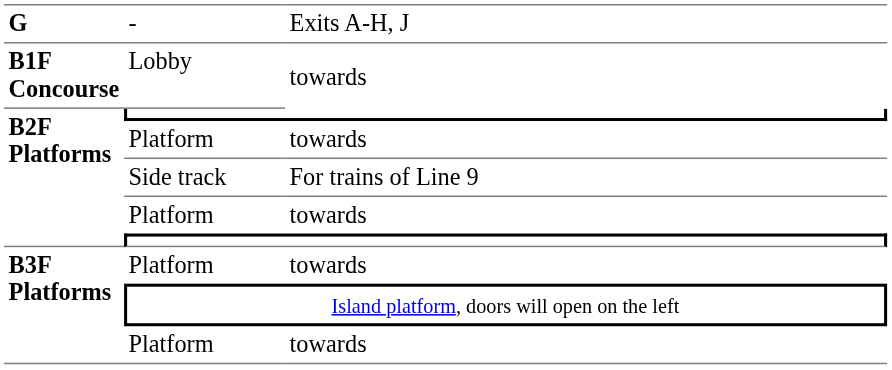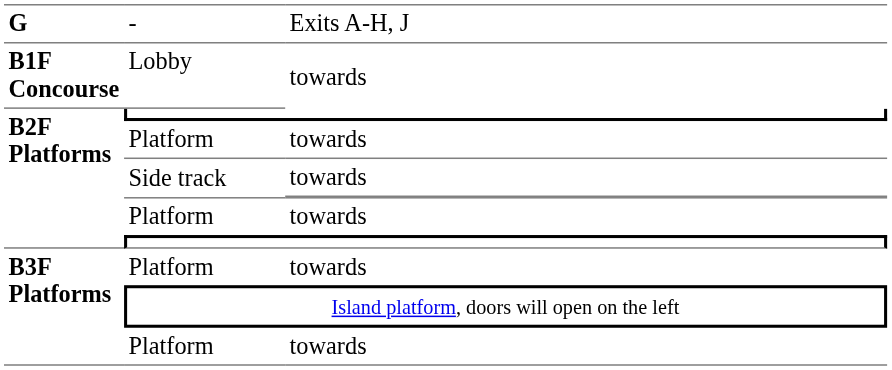(384, 177) For trains of Line 9 -> (328, 177) towards
